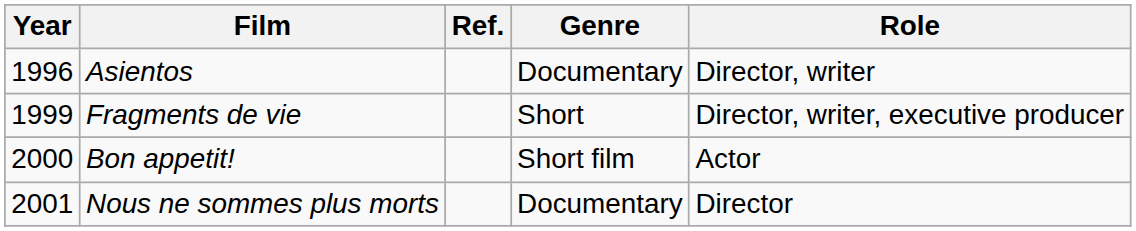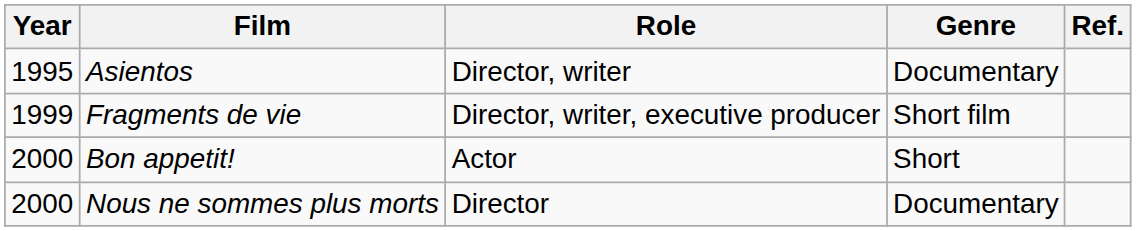columns swapped: (910, 26) <-> (478, 26)
(42, 70) 1996 -> (42, 70) 1995
(550, 114) Short -> (952, 114) Short film
(576, 159) Short film -> (926, 159) Short
(42, 203) 2001 -> (42, 203) 2000
